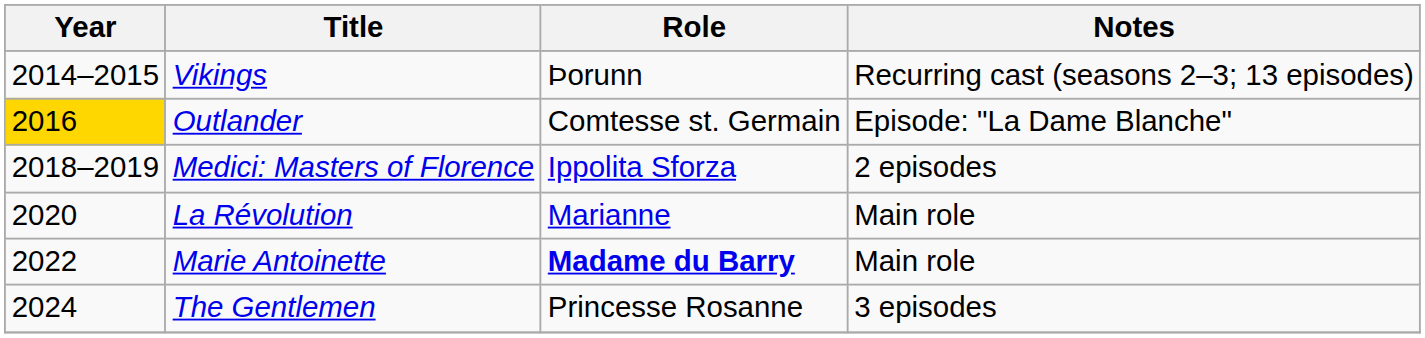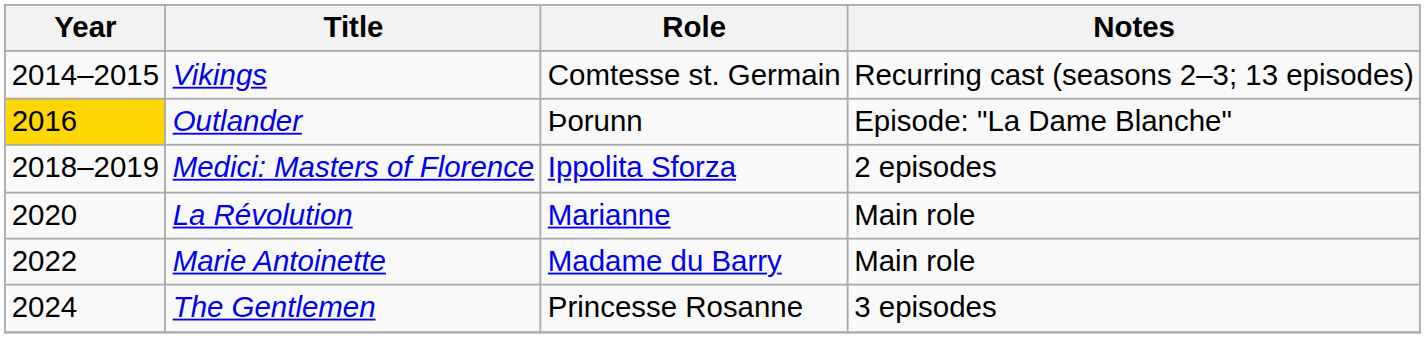(595, 74) Þorunn -> (694, 74) Comtesse st. Germain
(694, 121) Comtesse st. Germain -> (595, 121) Þorunn
(671, 261) bold -> (665, 261) normal
